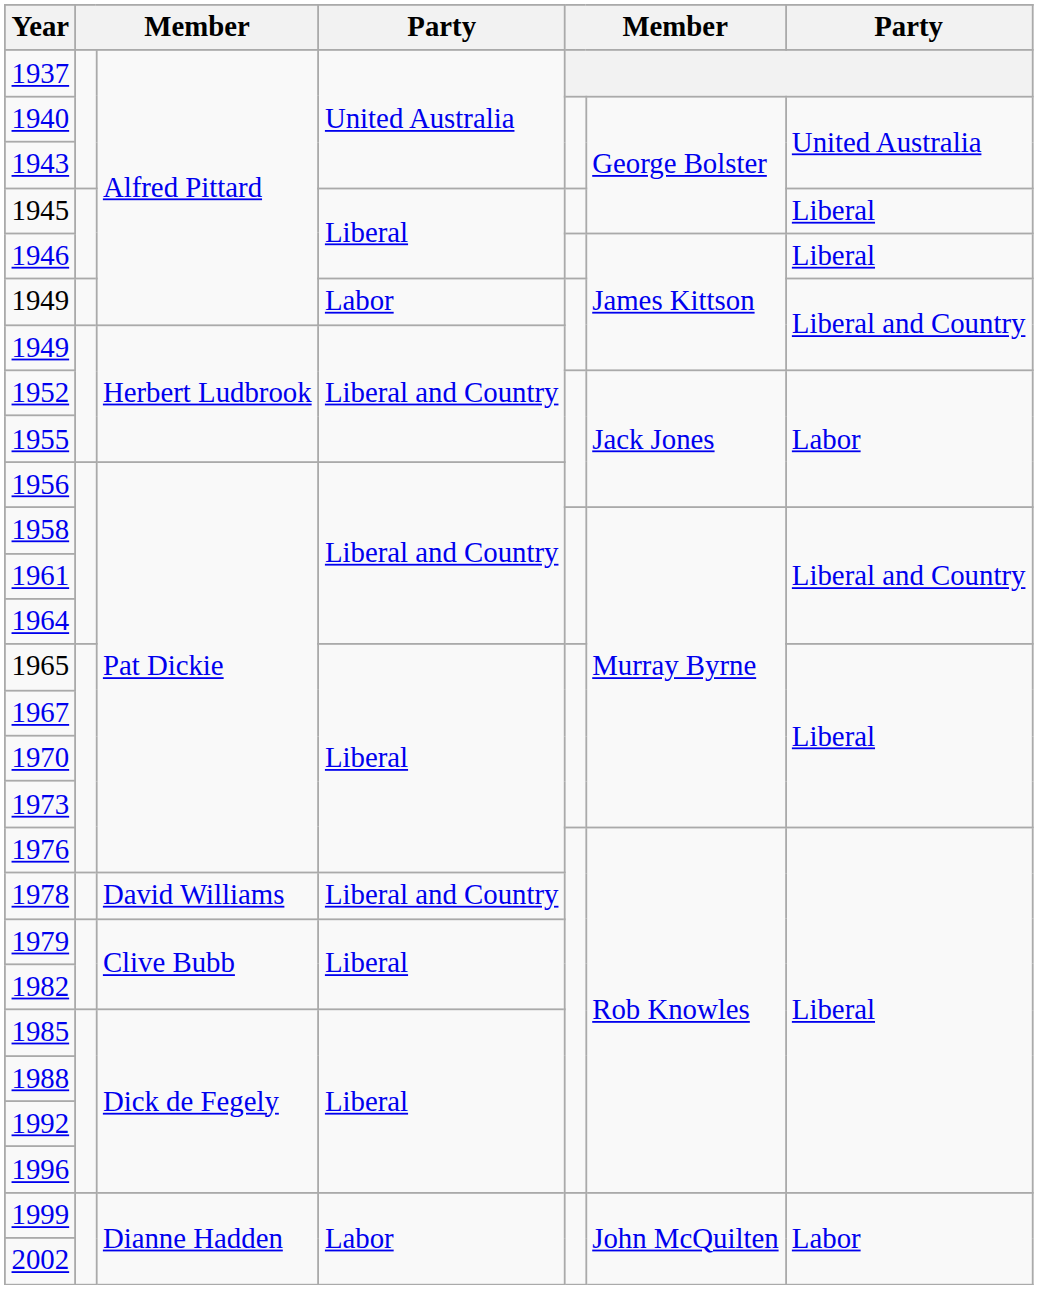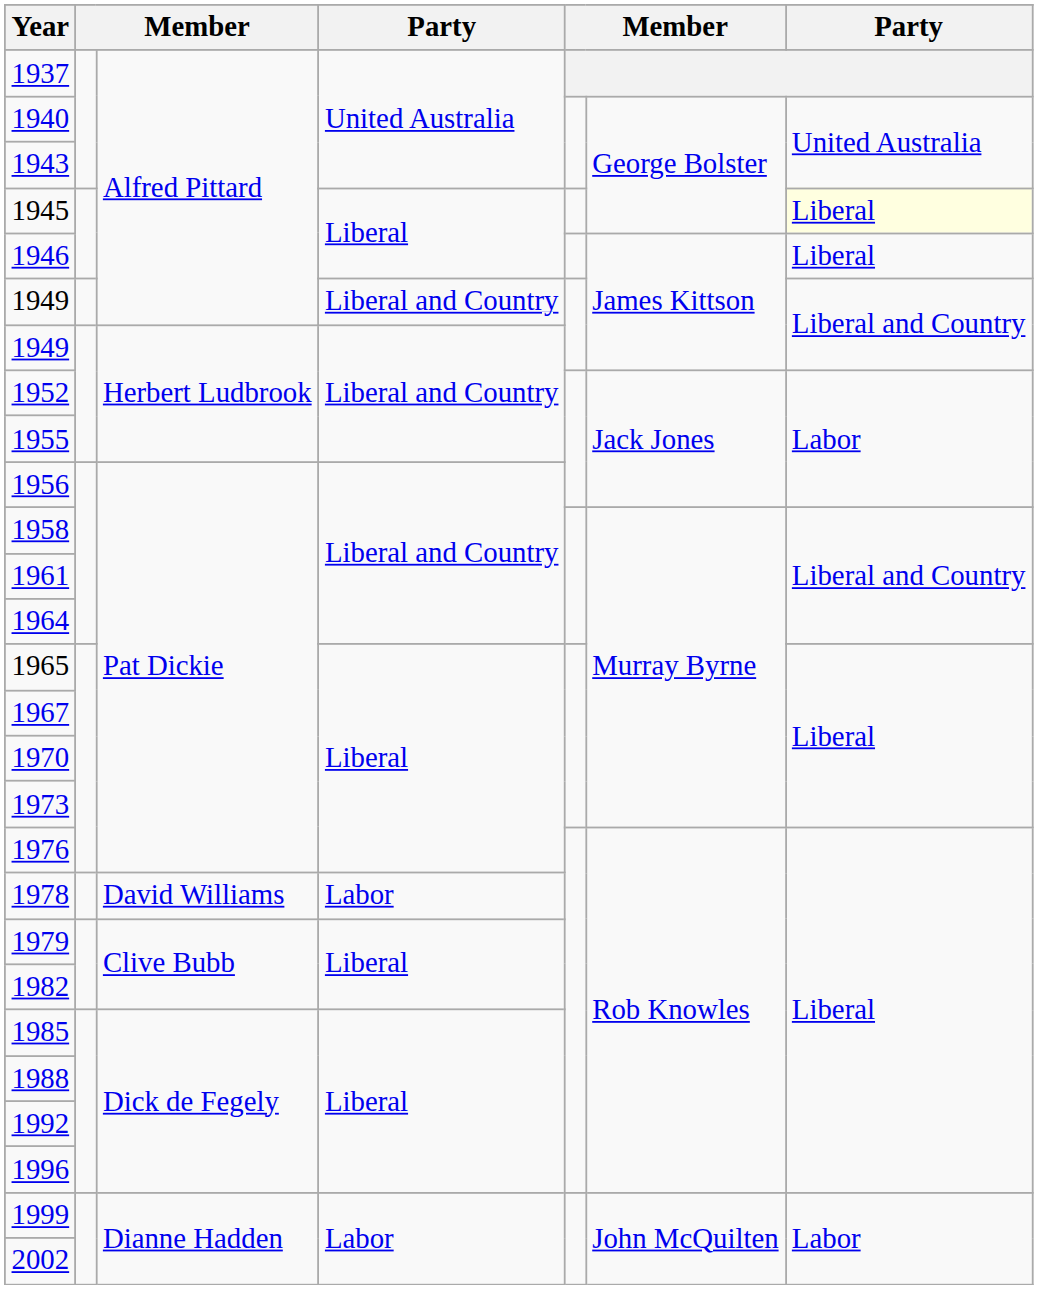(833, 210) no background -> (833, 210) lightyellow background
(359, 301) Labor -> (442, 301) Liberal and Country
(442, 895) Liberal and Country -> (359, 895) Labor
